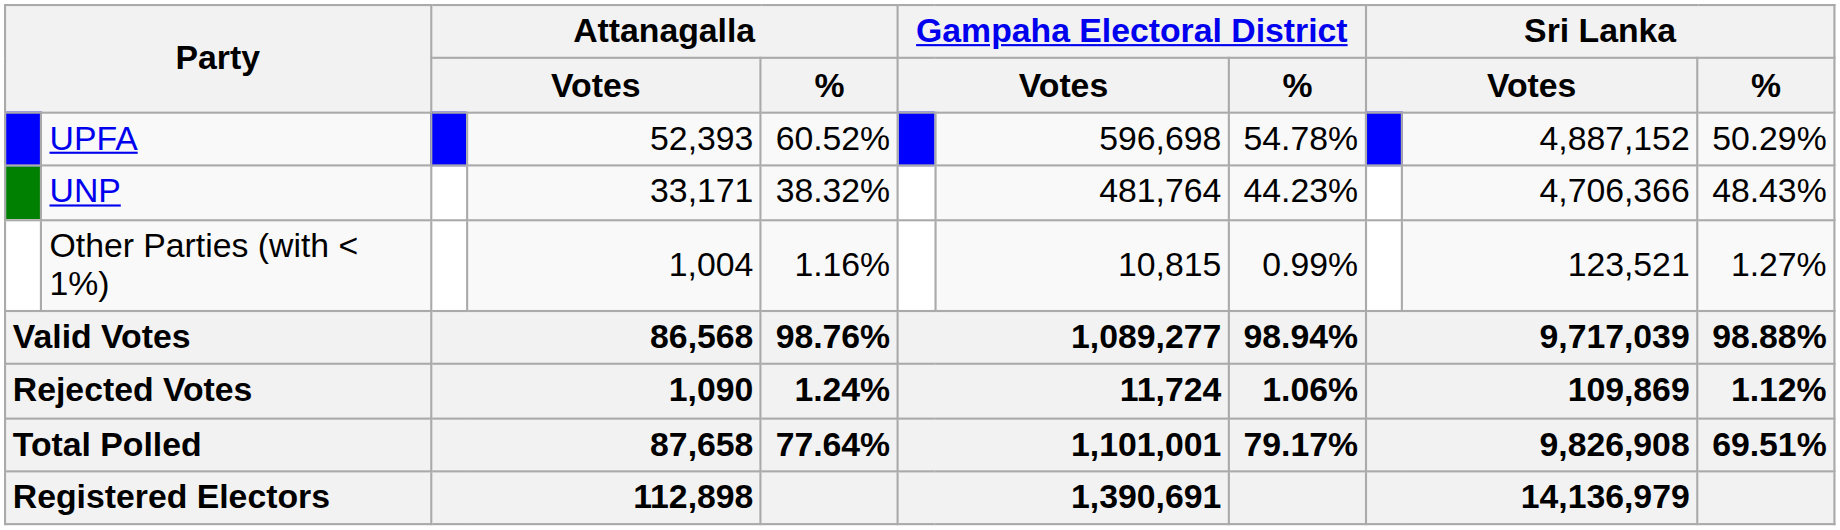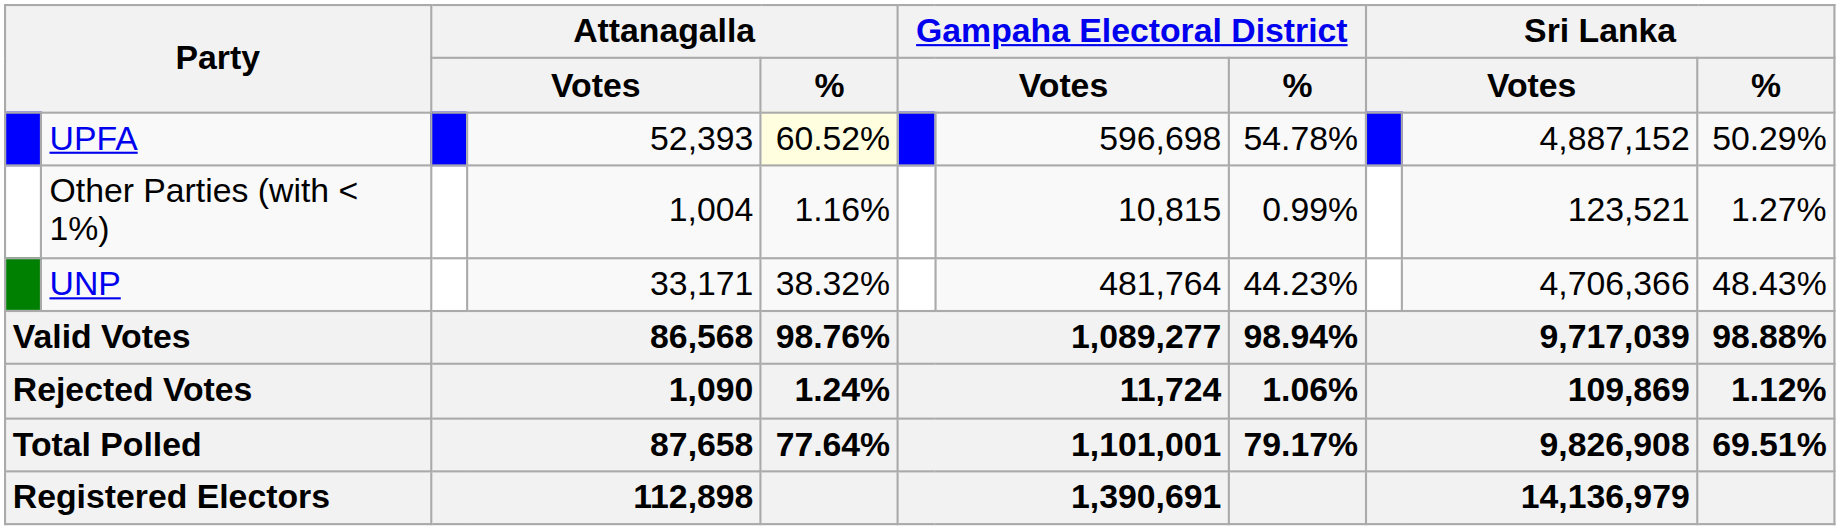(833, 138) no background -> (833, 138) lightyellow background
rows swapped: (85, 191) <-> (204, 264)
